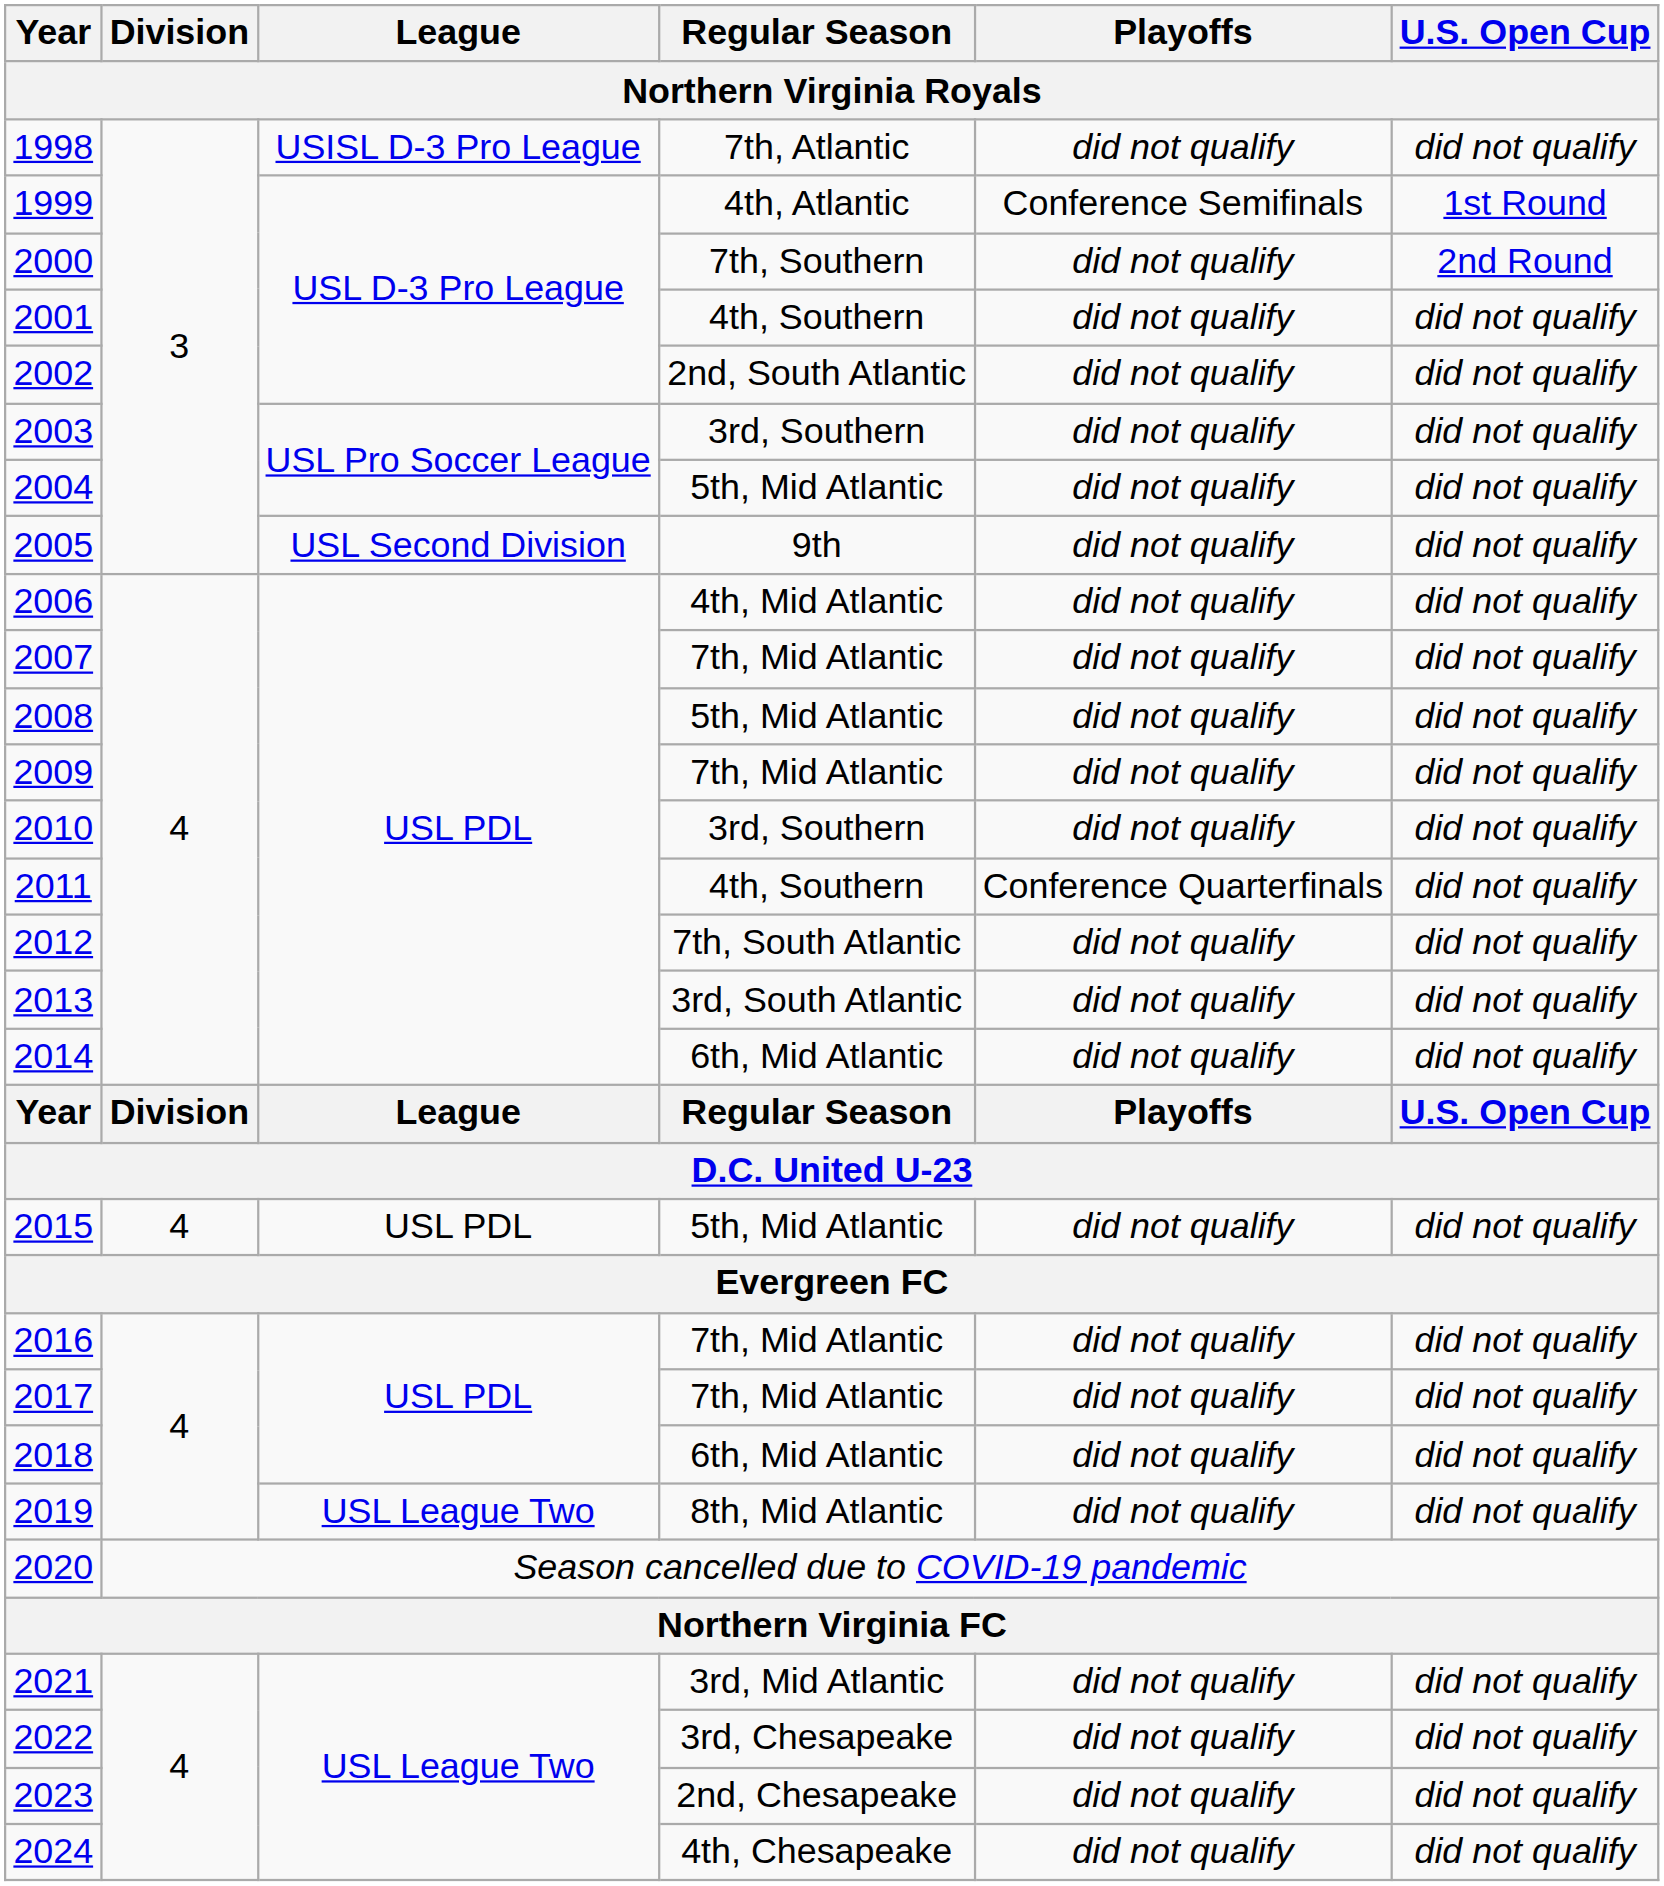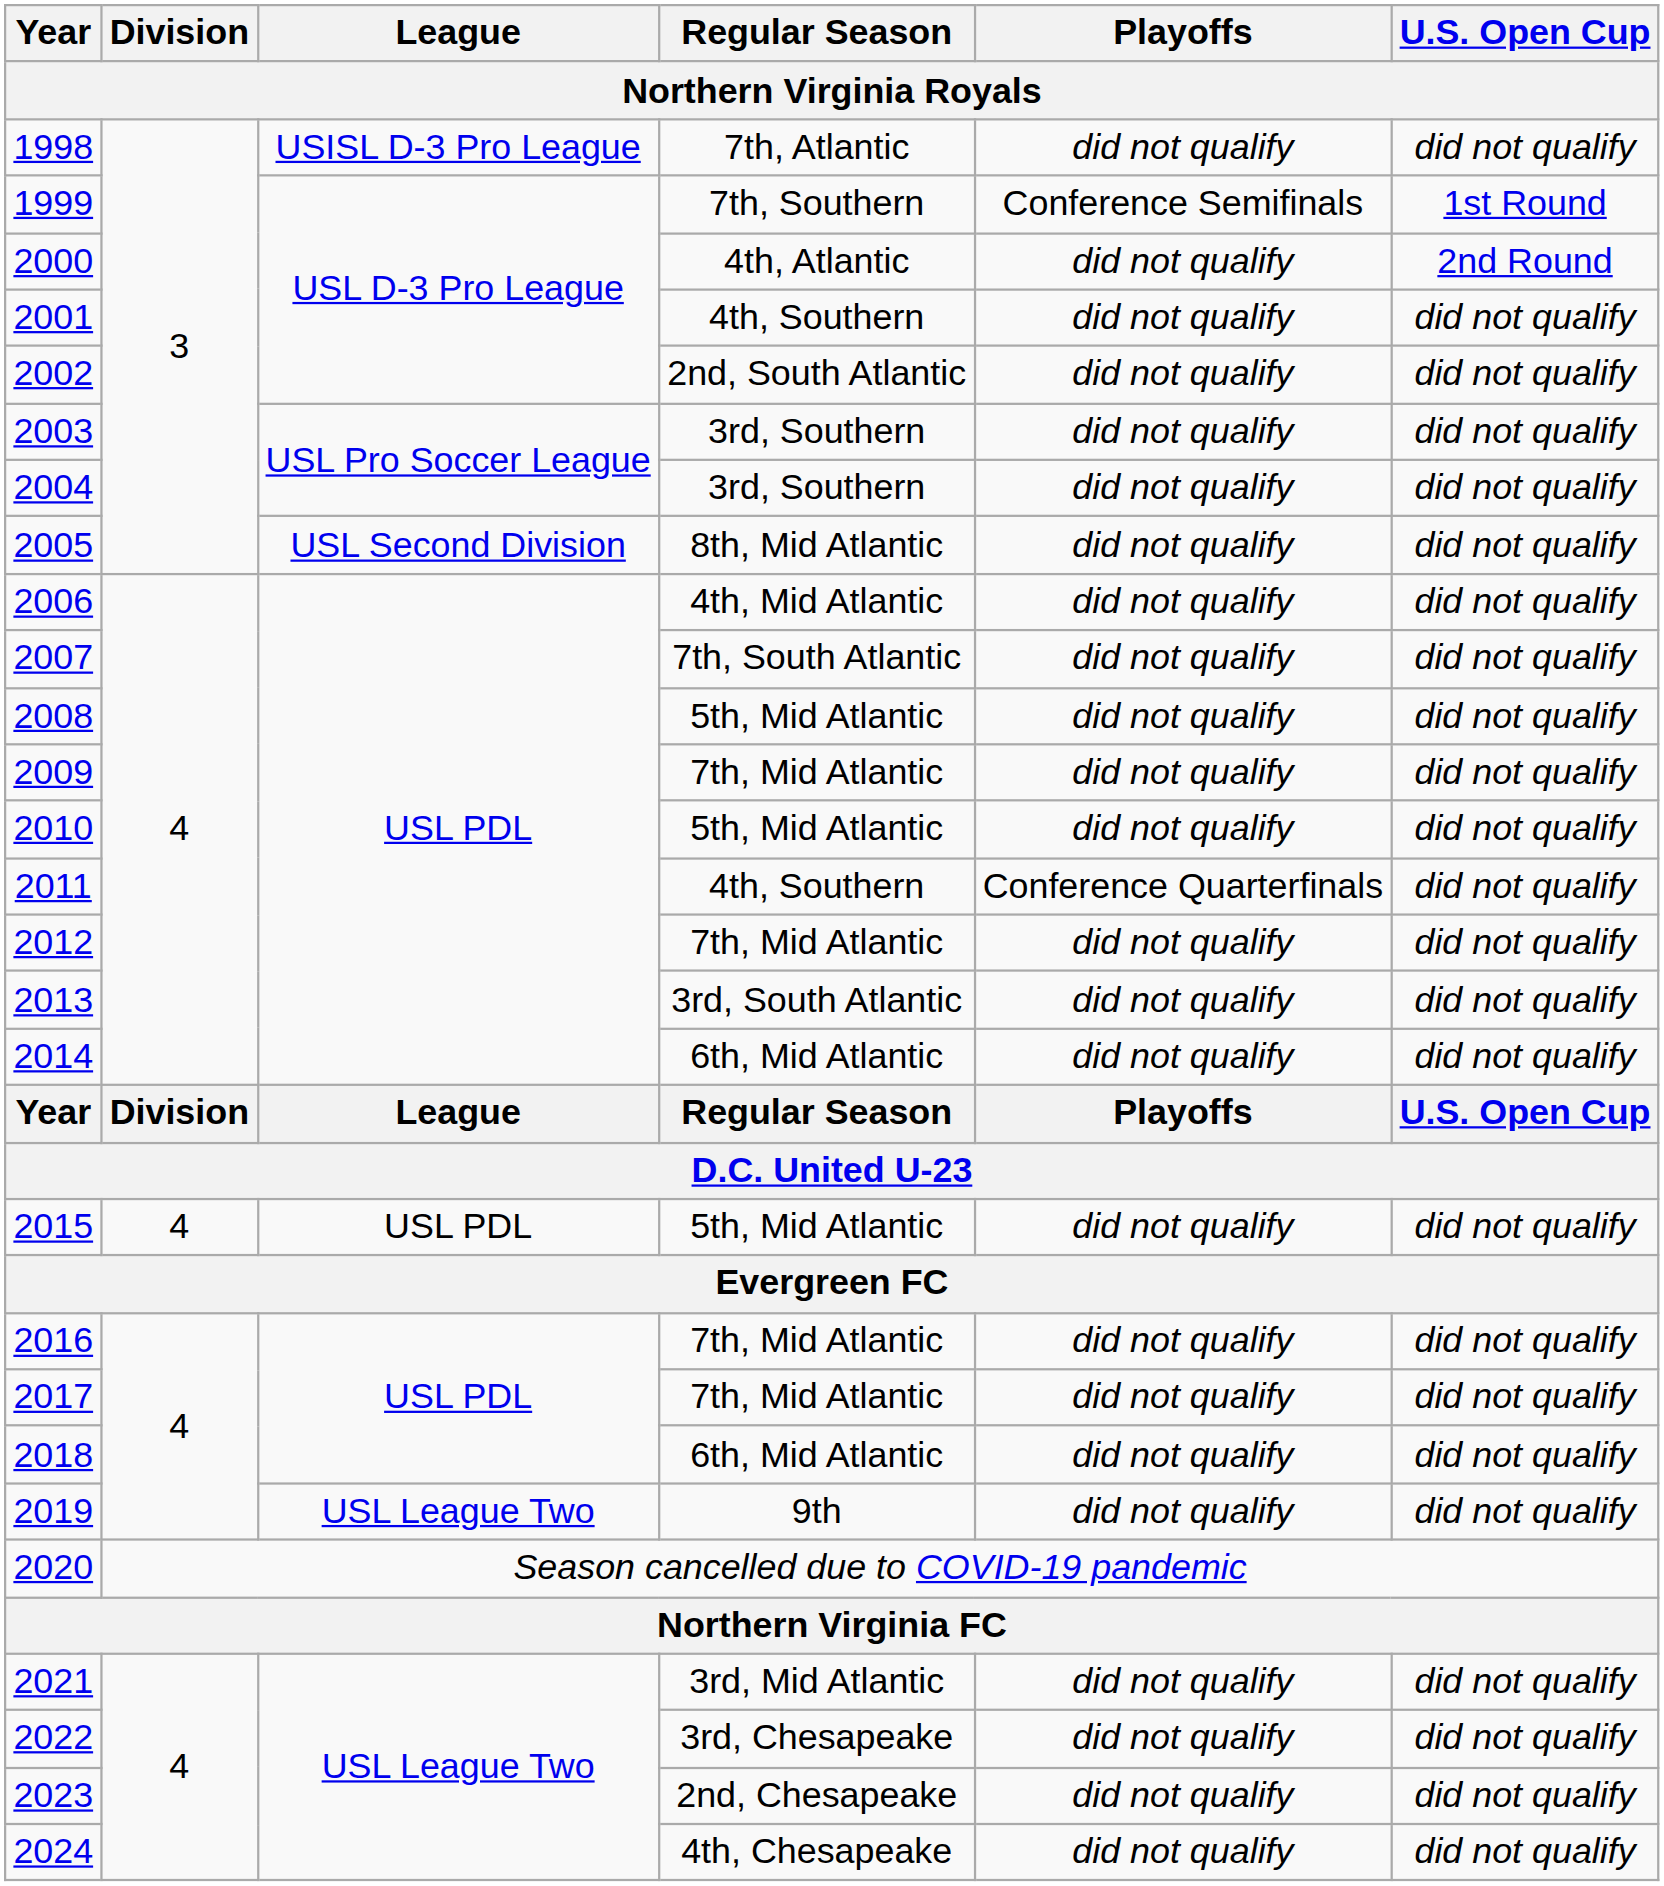(817, 203) 4th, Atlantic -> (817, 203) 7th, Southern
(817, 260) 7th, Southern -> (817, 260) 4th, Atlantic
(817, 487) 5th, Mid Atlantic -> (817, 487) 3rd, Southern
(817, 544) 9th -> (817, 544) 8th, Mid Atlantic
(817, 658) 7th, Mid Atlantic -> (817, 658) 7th, South Atlantic
(817, 828) 3rd, Southern -> (817, 828) 5th, Mid Atlantic
(817, 942) 7th, South Atlantic -> (817, 942) 7th, Mid Atlantic
(817, 1510) 8th, Mid Atlantic -> (817, 1510) 9th
